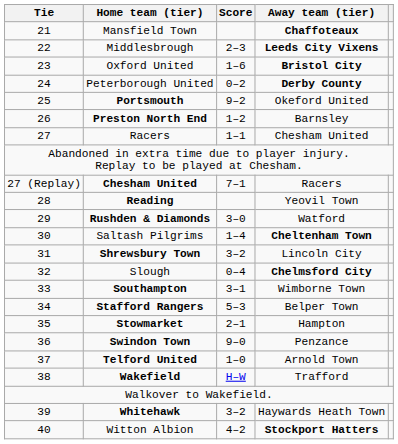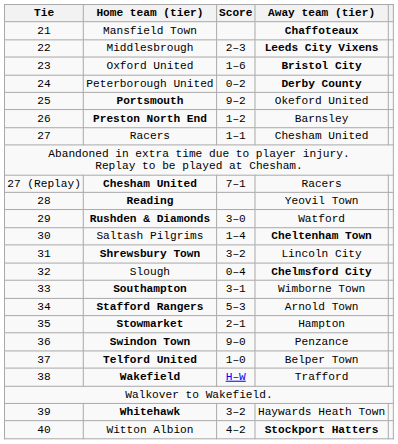(322, 307) Belper Town -> (322, 307) Arnold Town
(322, 359) Arnold Town -> (322, 359) Belper Town
